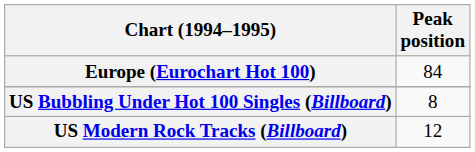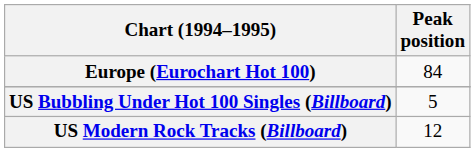(433, 101) 8 -> (433, 101) 5
